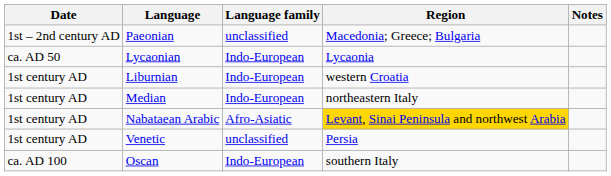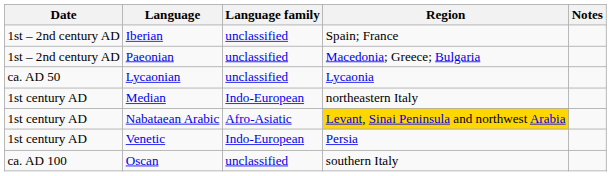+ row: (144, 35)
(265, 56) Indo-European -> (257, 77) unclassified
- row: (152, 77)
(257, 139) unclassified -> (265, 139) Indo-European
(265, 160) Indo-European -> (257, 160) unclassified
